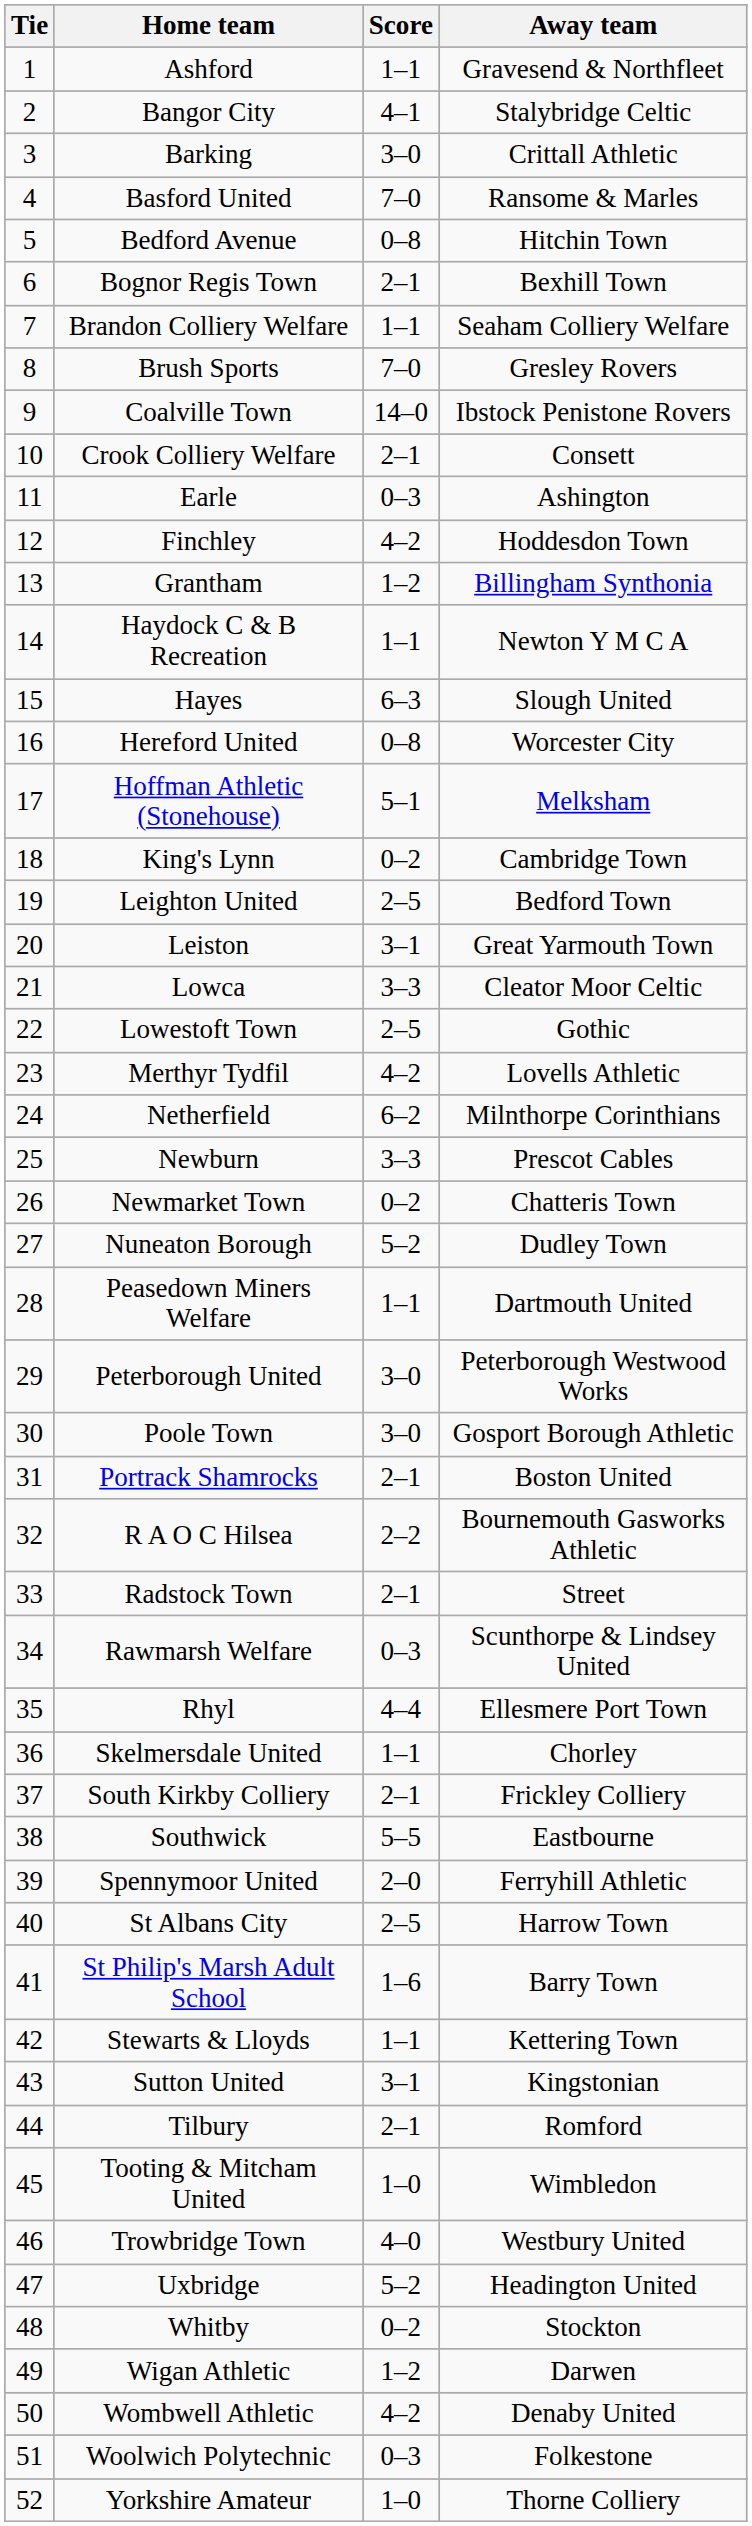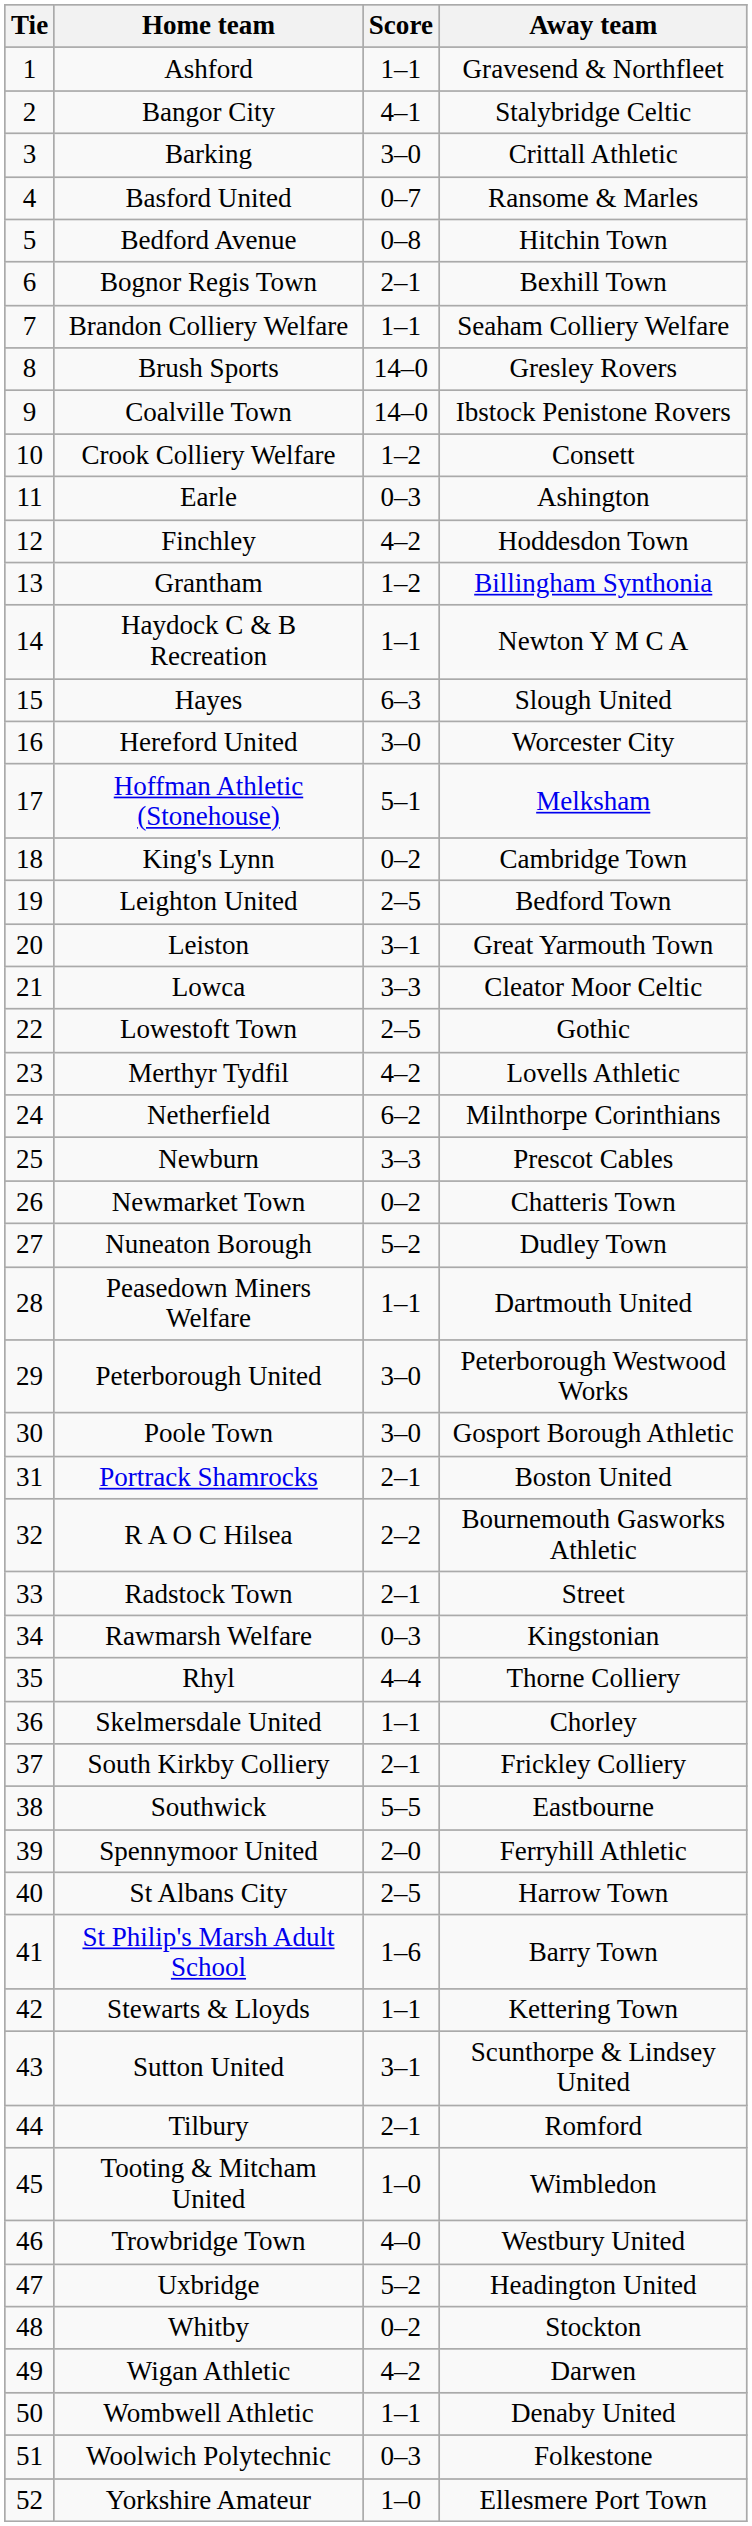(401, 197) 7–0 -> (401, 197) 0–7
(401, 369) 7–0 -> (401, 369) 14–0
(401, 454) 2–1 -> (401, 454) 1–2
(401, 742) 0–8 -> (401, 742) 3–0
(593, 1651) Scunthorpe & Lindsey United -> (593, 1636) Kingstonian
(593, 1709) Ellesmere Port Town -> (593, 1678) Thorne Colliery
(593, 2082) Kingstonian -> (593, 2067) Scunthorpe & Lindsey United
(401, 2370) 1–2 -> (401, 2370) 4–2
(401, 2413) 4–2 -> (401, 2413) 1–1
(593, 2499) Thorne Colliery -> (593, 2499) Ellesmere Port Town
